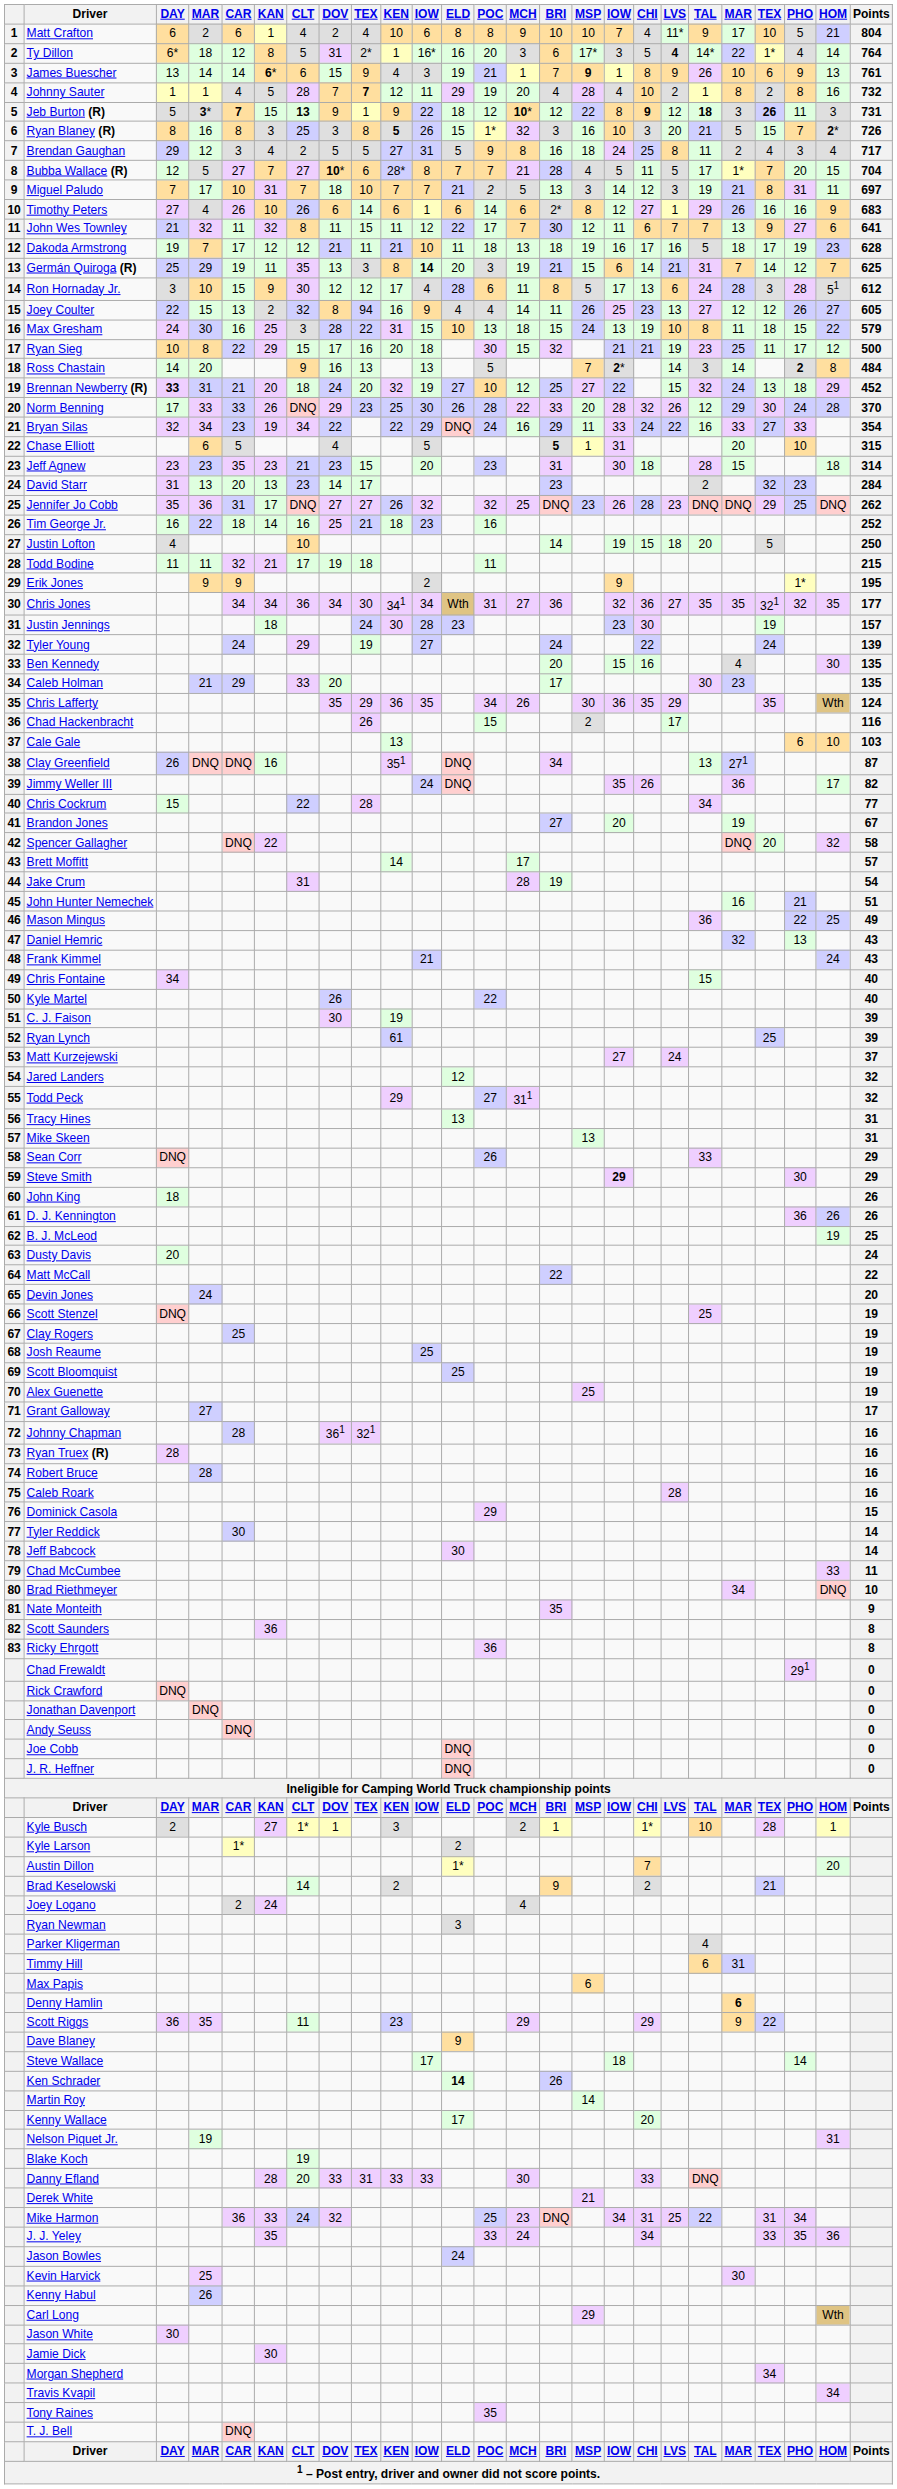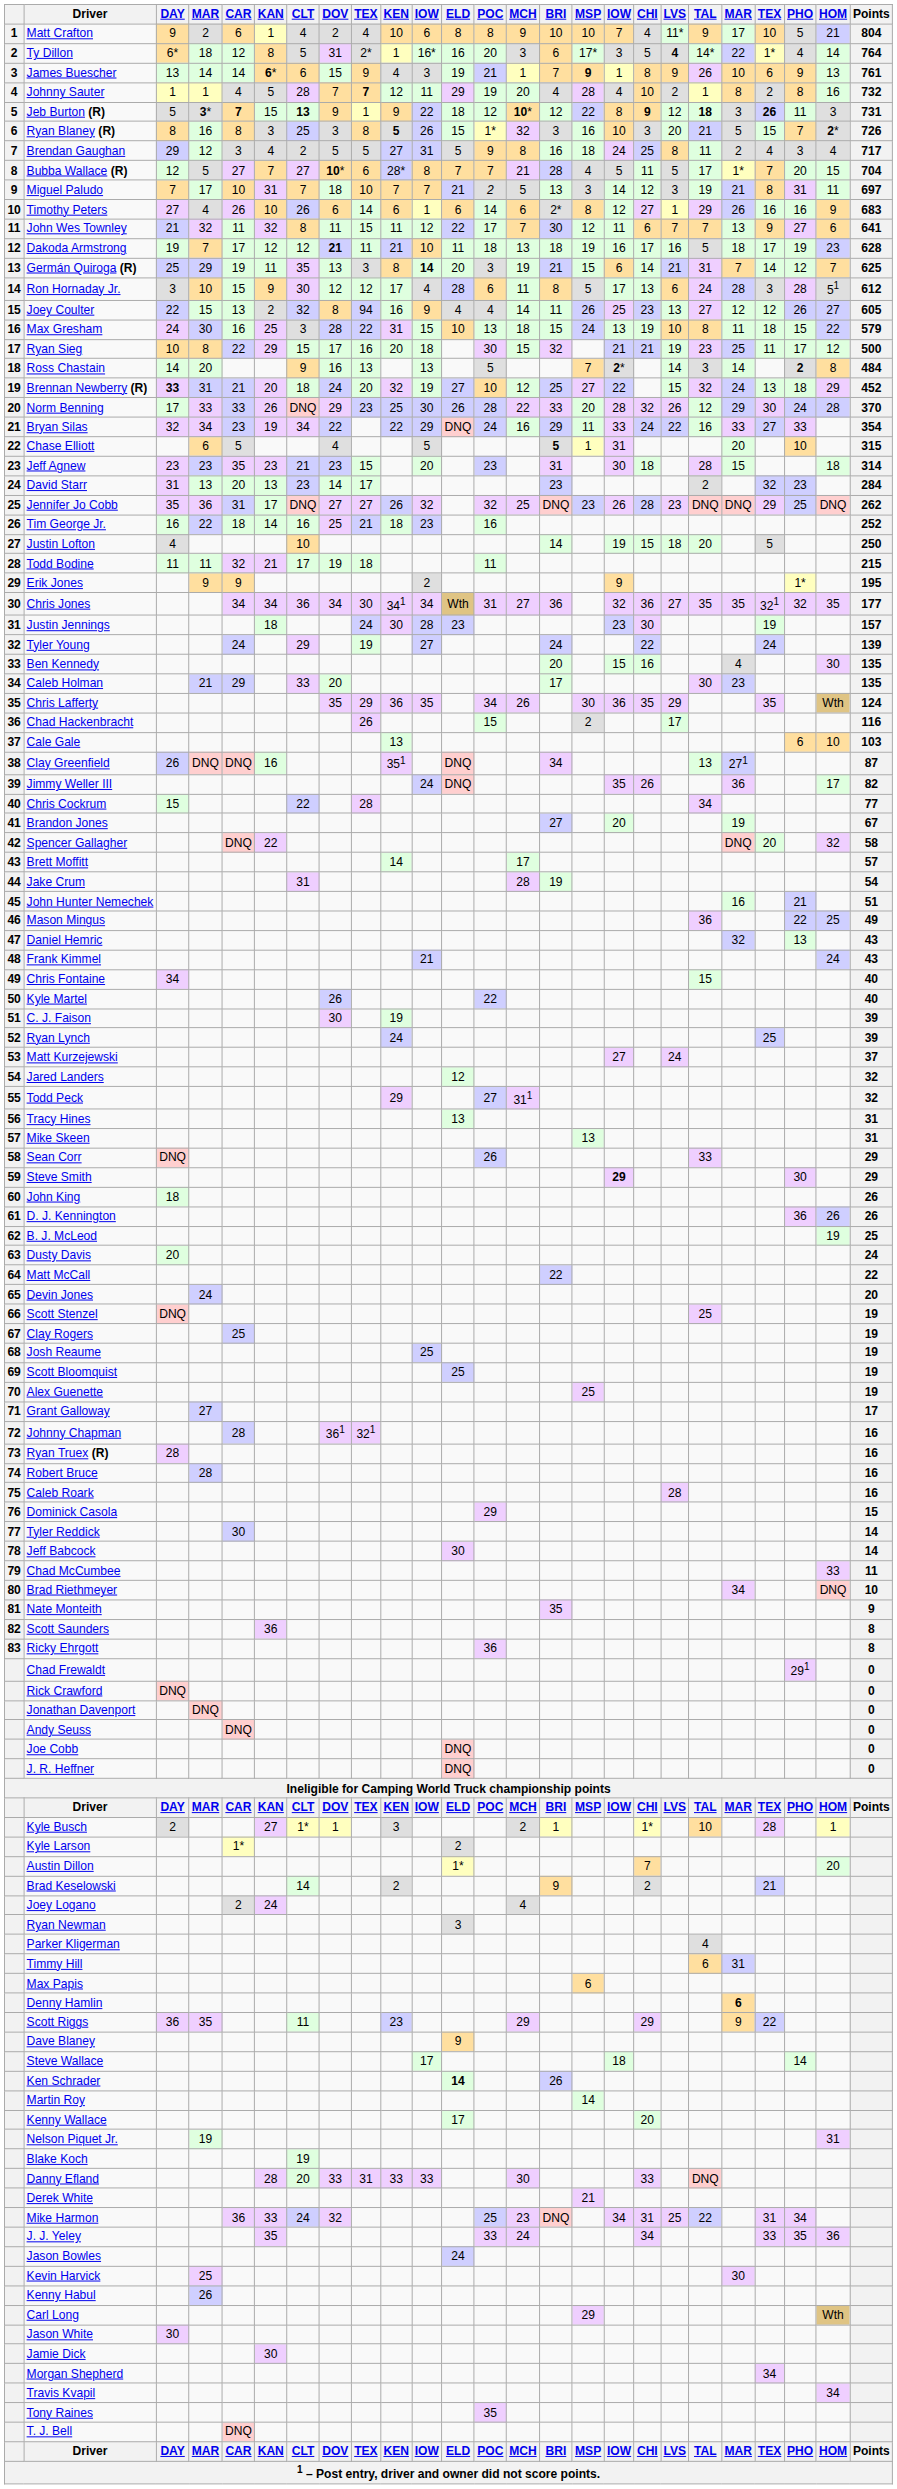(173, 34) 6 -> (173, 34) 9
(335, 249) normal -> (335, 249) bold
(396, 1038) 61 -> (396, 1038) 24
